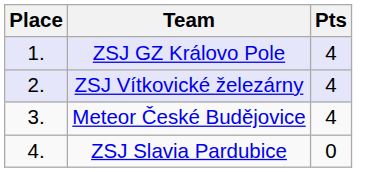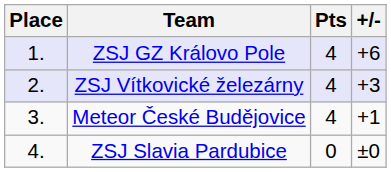+ column: (369, 20)
